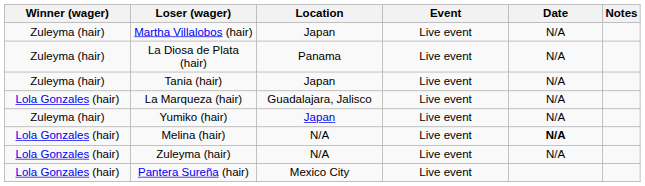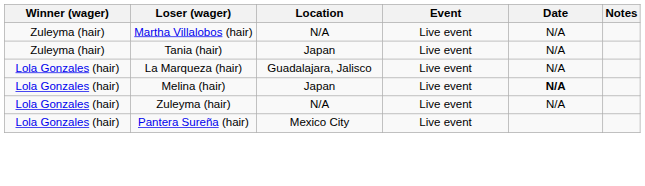(320, 31) Japan -> (320, 31) N/A
- row: (193, 56)
- row: (193, 117)
(320, 136) N/A -> (320, 86) Japan
